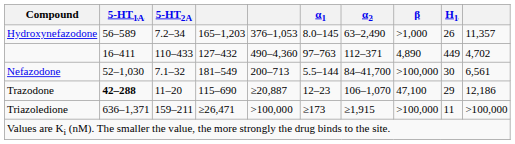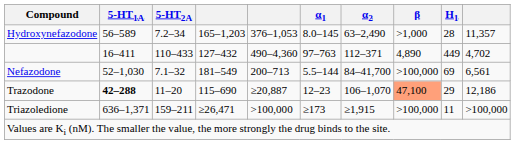(449, 34) 26 -> (449, 34) 28
(449, 71) 30 -> (449, 71) 69
(411, 90) no background -> (411, 90) lightsalmon background
